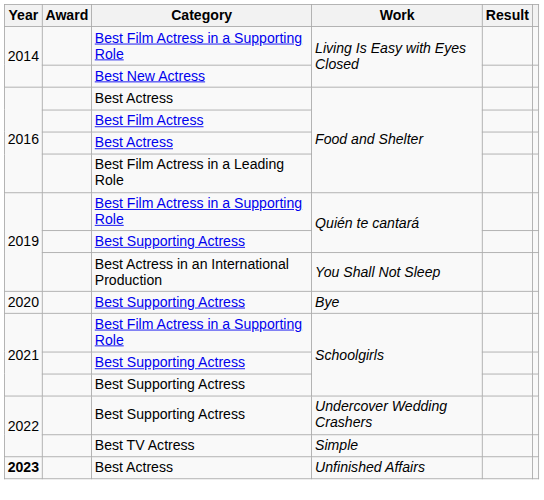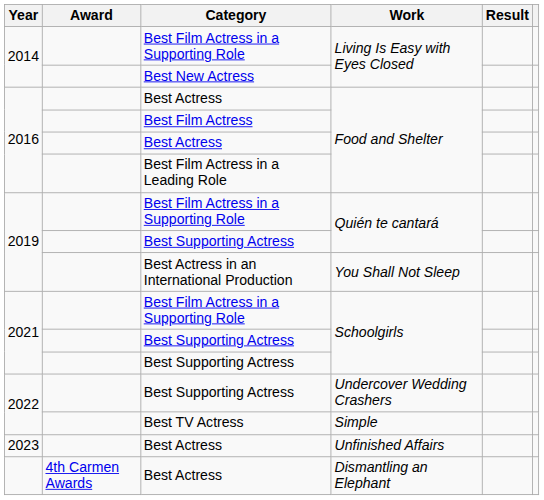- row: (170, 302)
(23, 467) bold -> (23, 445) normal
+ row: (183, 475)
